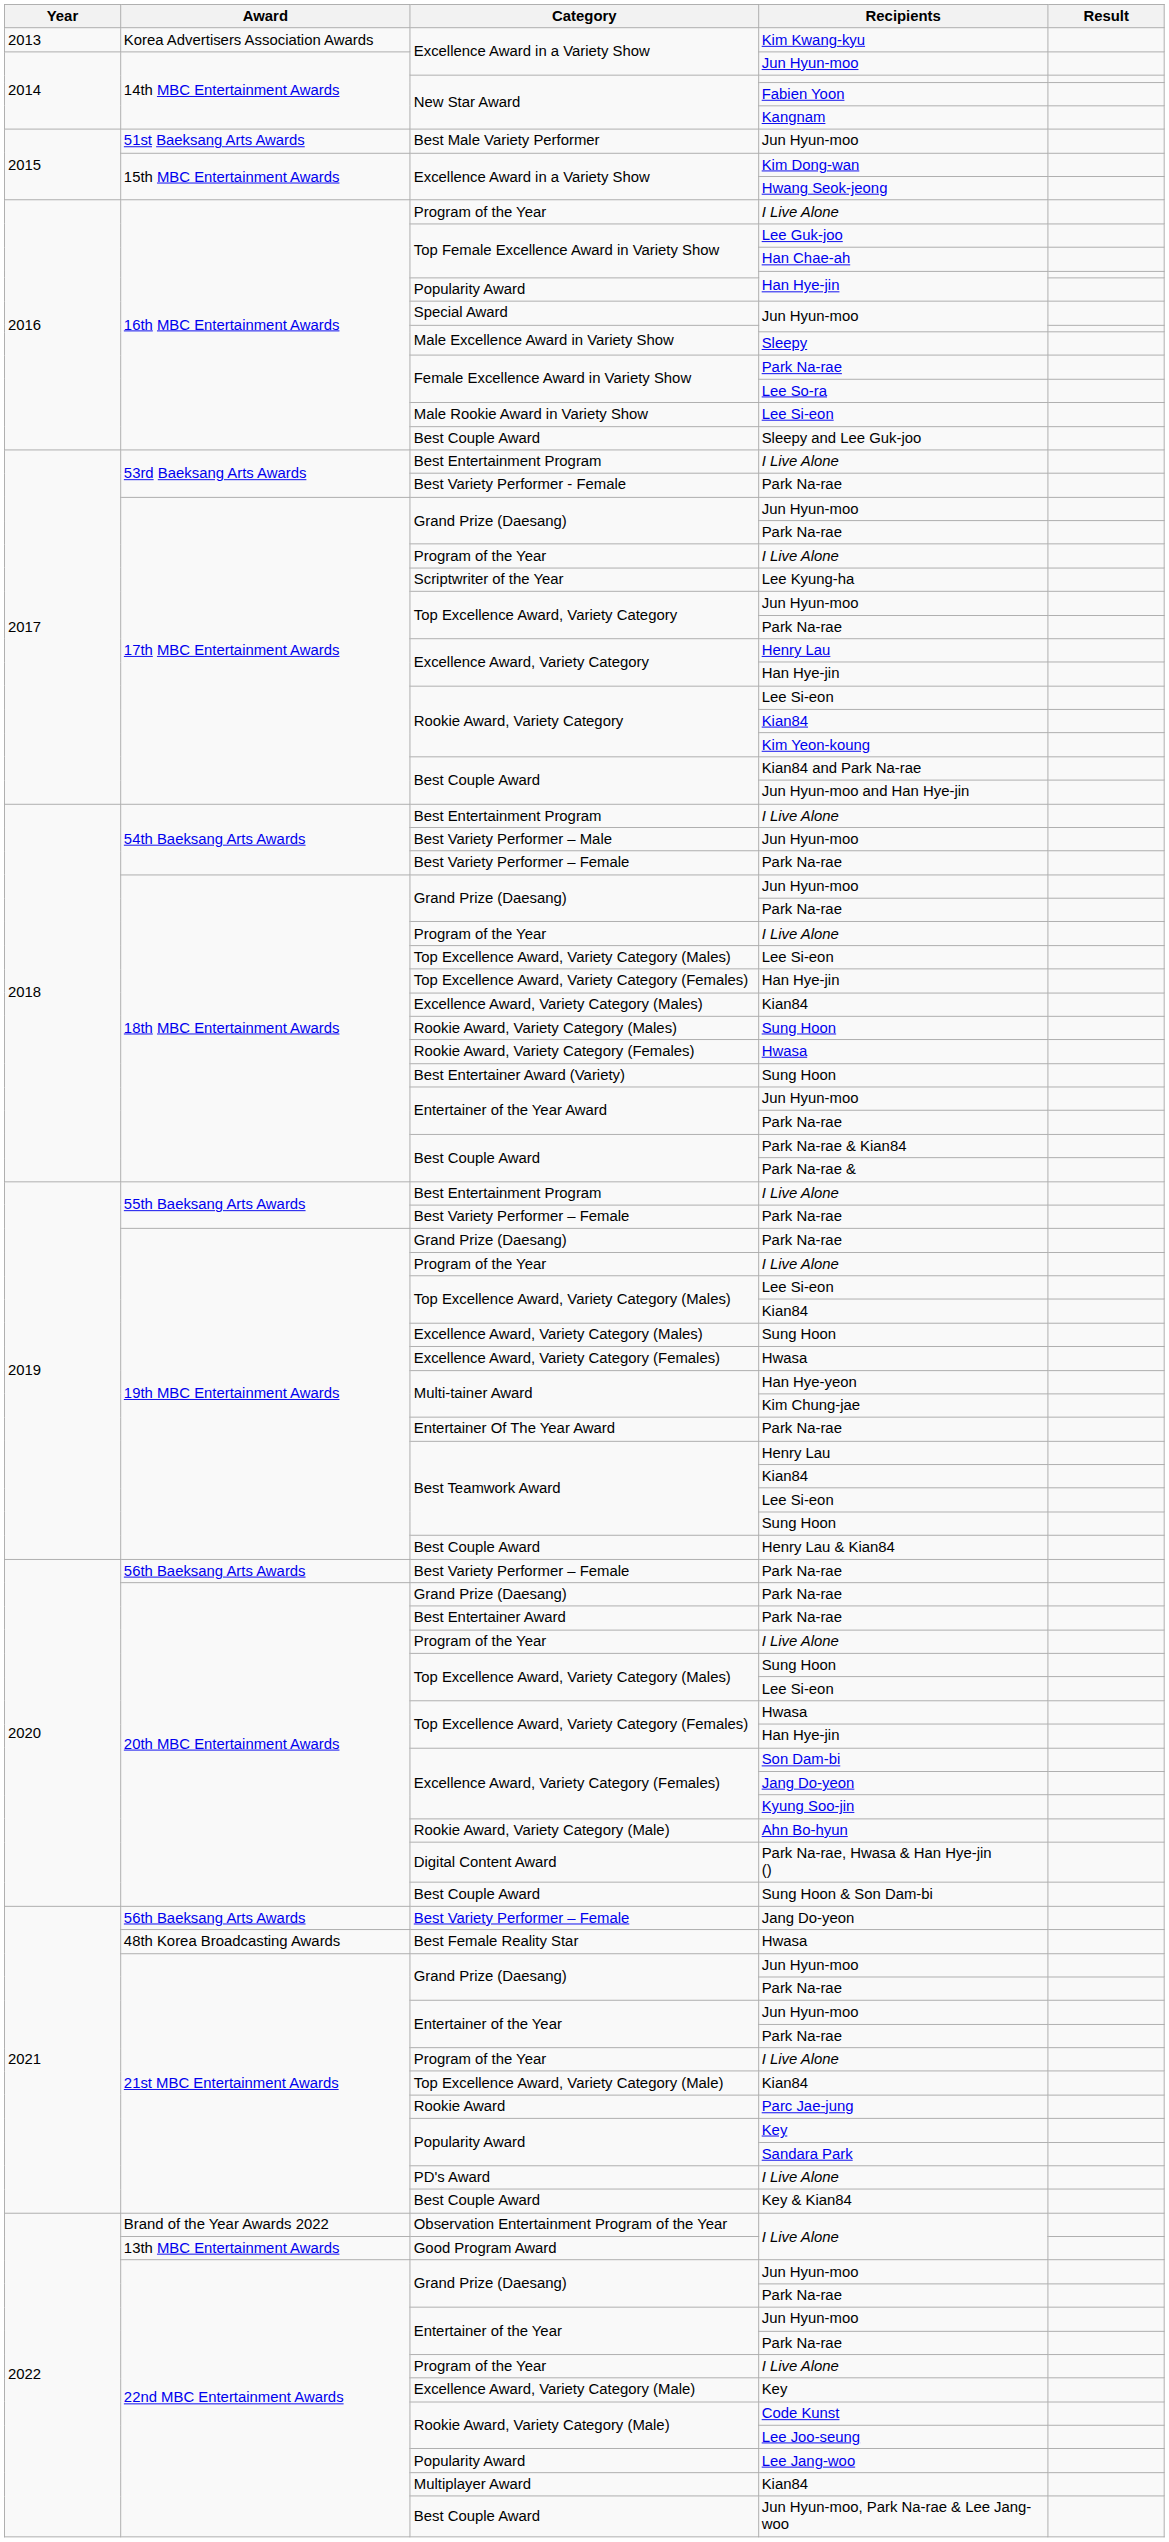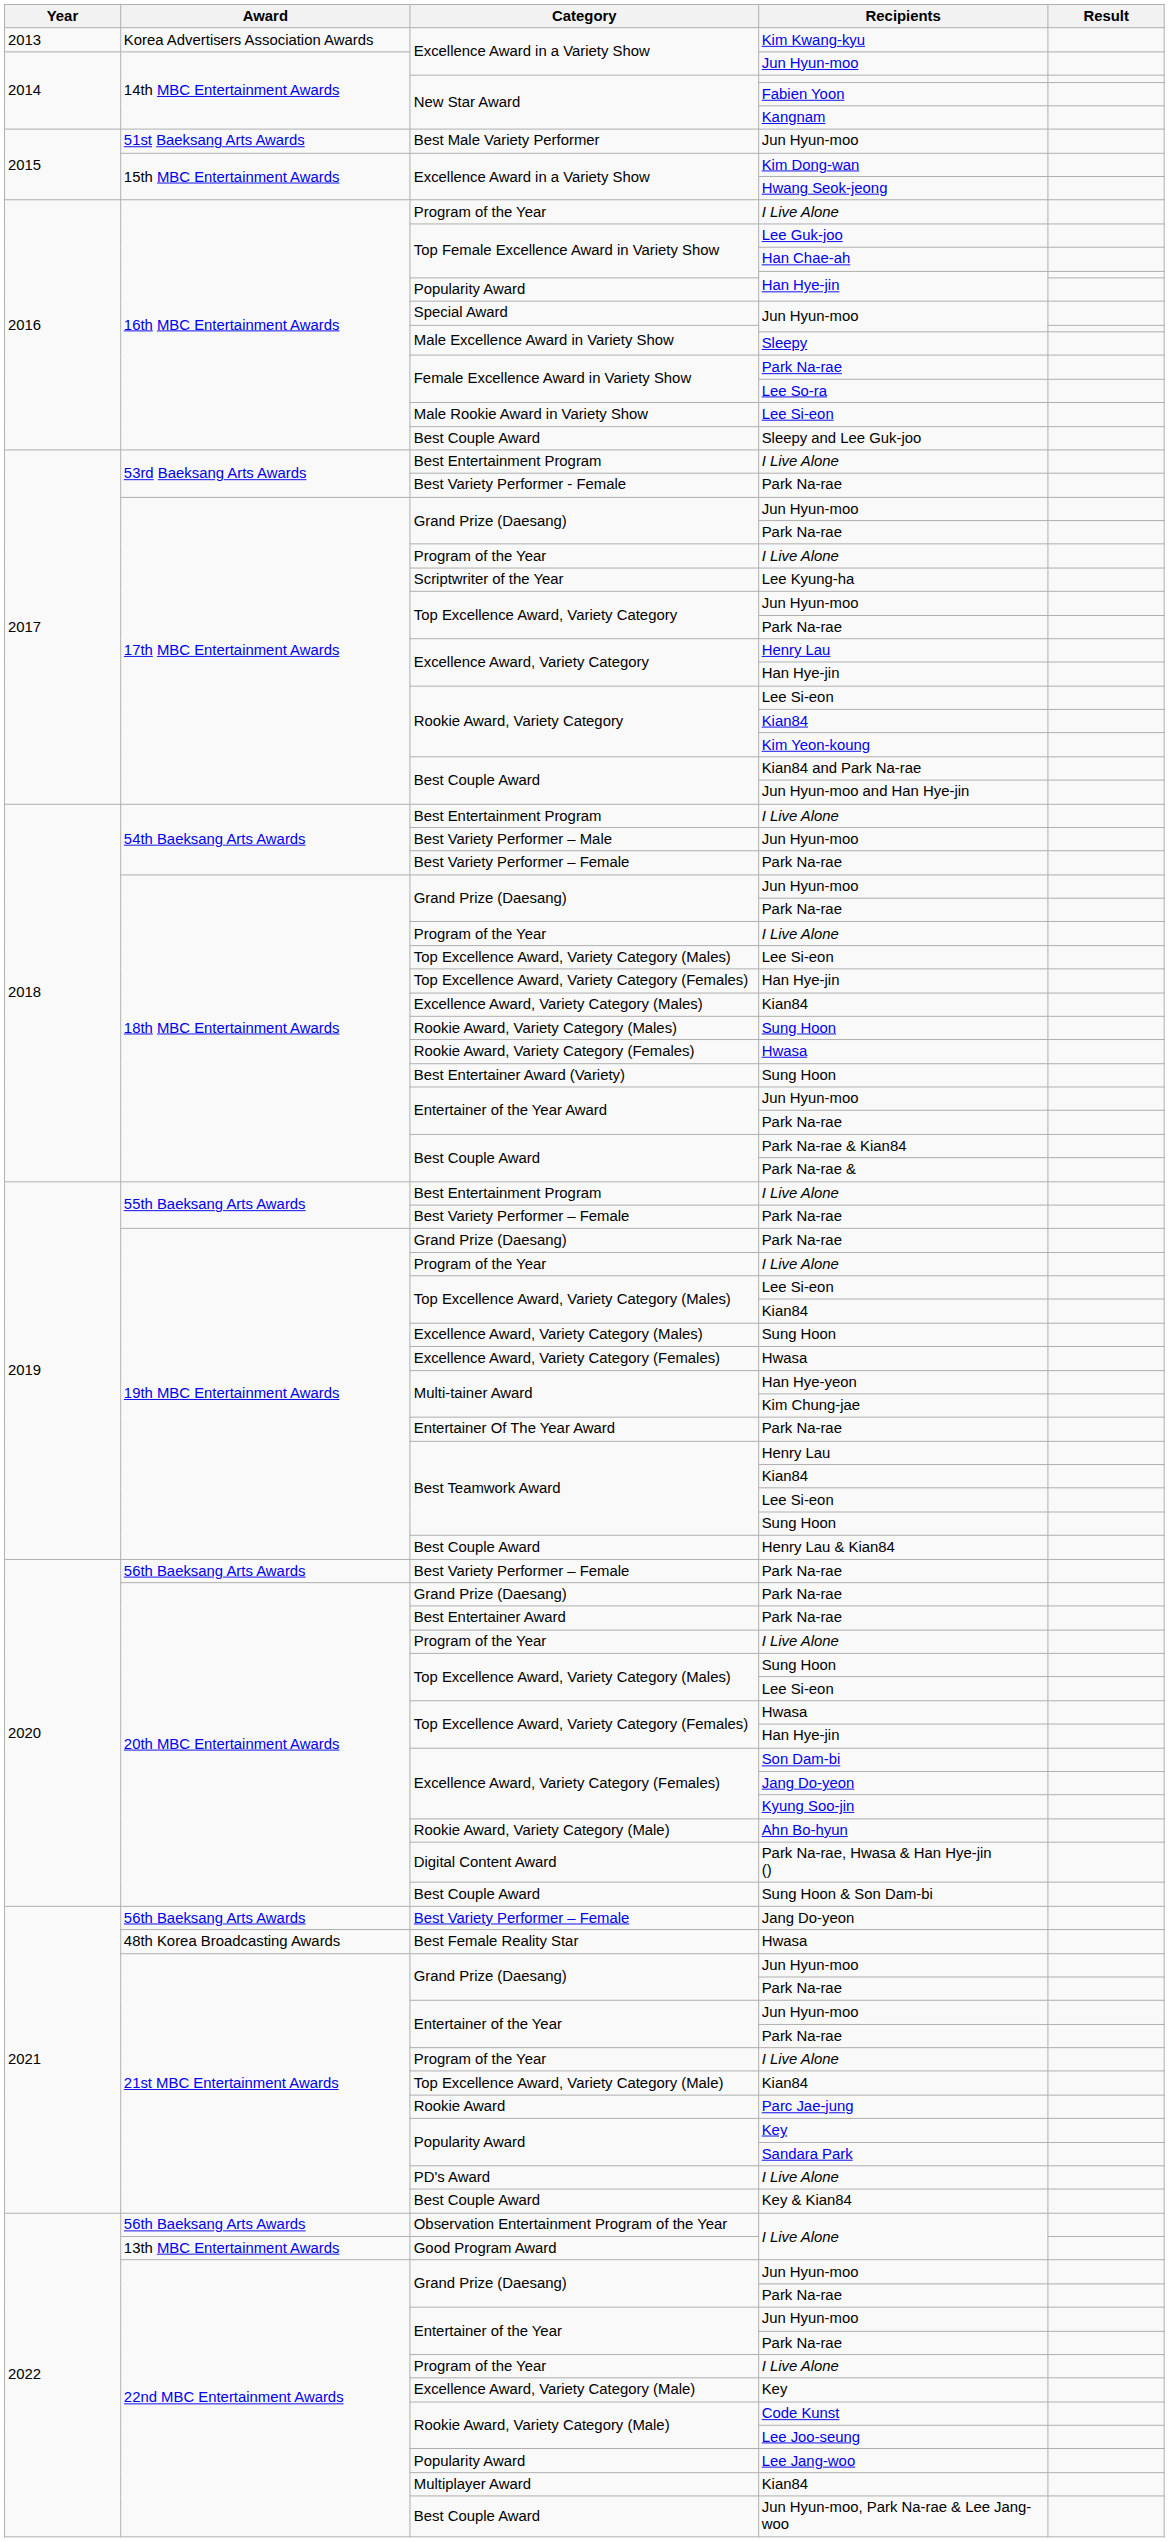(226, 2224) Brand of the Year Awards 2022 -> (215, 2224) 56th Baeksang Arts Awards
